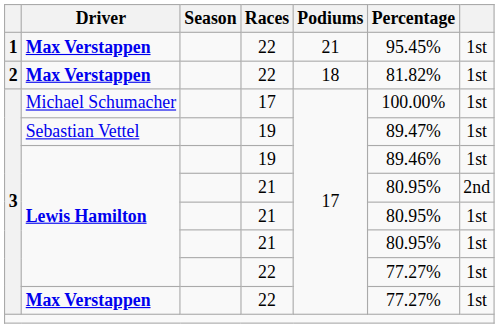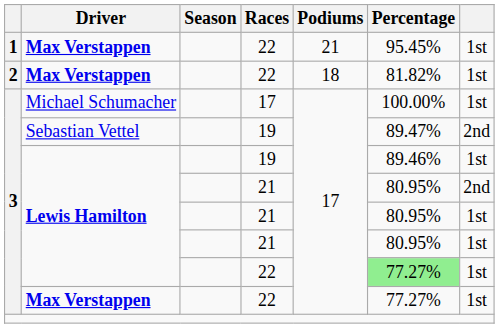(477, 131) 1st -> (477, 131) 2nd
(413, 272) no background -> (413, 272) lightgreen background
